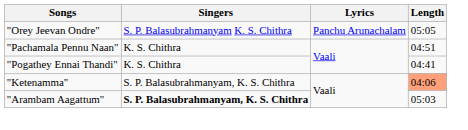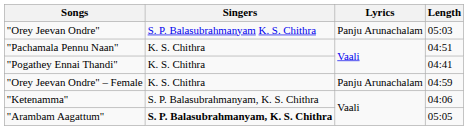(359, 30) Panchu Arunachalam -> (380, 30) Panju Arunachalam
(423, 30) 05:05 -> (440, 30) 05:03
+ row: (75, 82)
(423, 82) lightsalmon background -> (440, 99) no background
(423, 99) 05:03 -> (440, 116) 05:05
